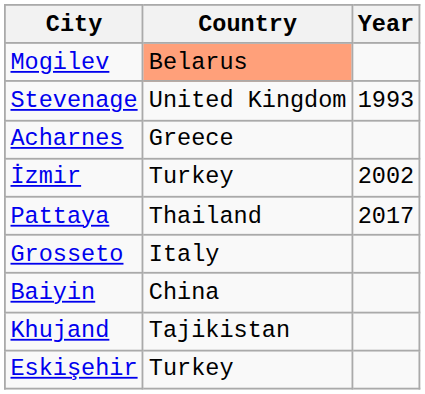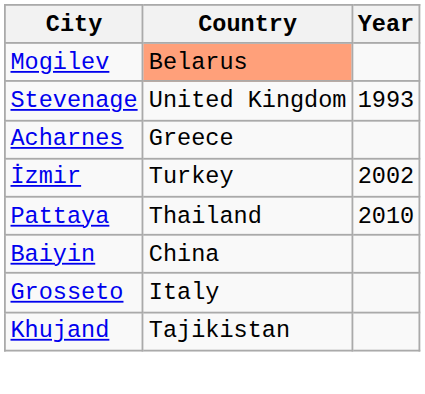(386, 216) 2017 -> (386, 216) 2010
rows swapped: (67, 254) <-> (53, 293)
- row: (74, 369)
